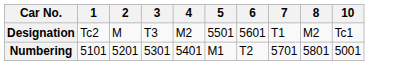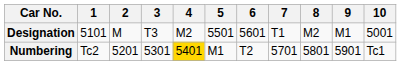+ column: (348, 13)
(90, 32) Tc2 -> (93, 32) 5101
(344, 32) Tc1 -> (380, 32) 5001
(93, 51) 5101 -> (90, 51) Tc2
(189, 51) no background -> (189, 51) gold background
(348, 51) 5001 -> (376, 51) Tc1
